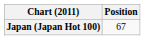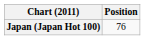(121, 27) 67 -> (121, 27) 76
